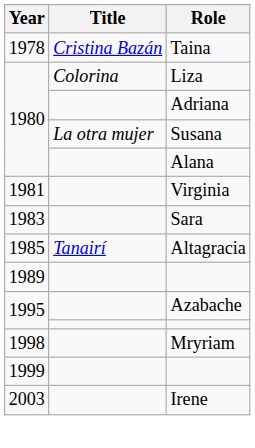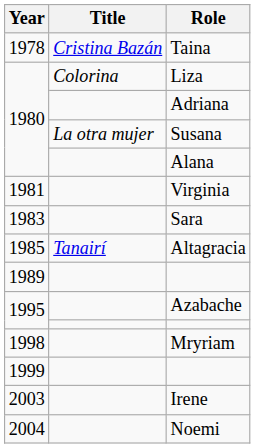+ row: (27, 428)
